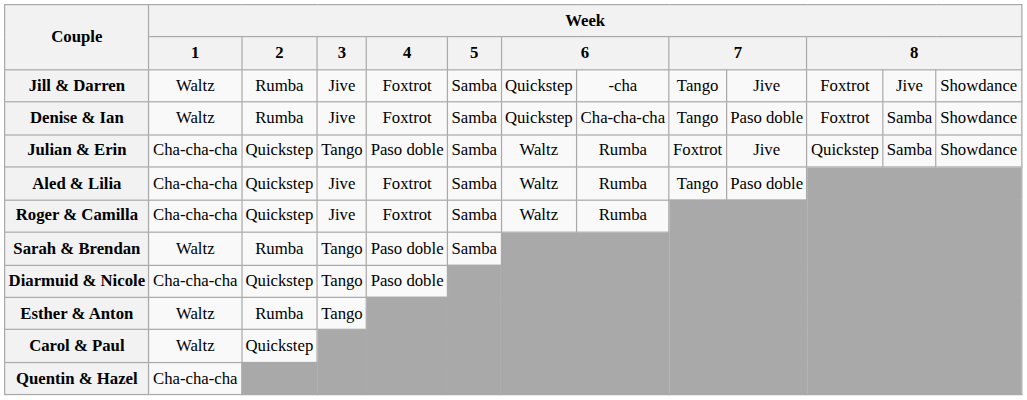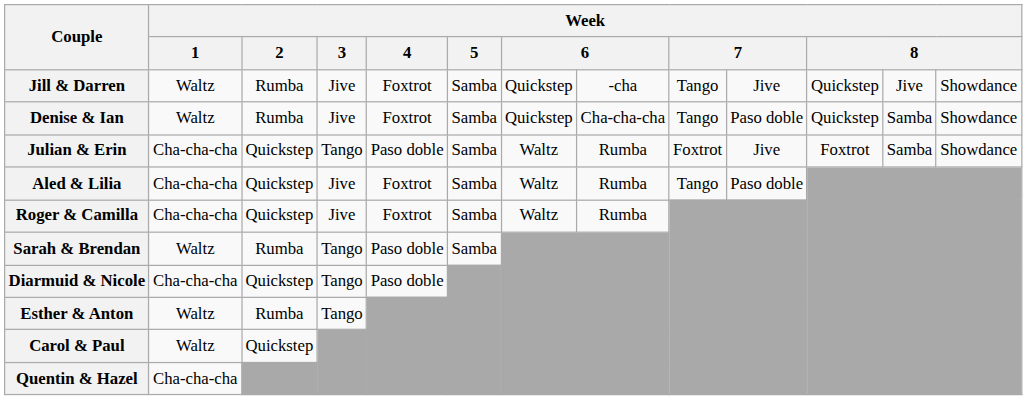(845, 85) Foxtrot -> (845, 85) Quickstep
(845, 117) Foxtrot -> (845, 117) Quickstep
(845, 150) Quickstep -> (845, 150) Foxtrot
